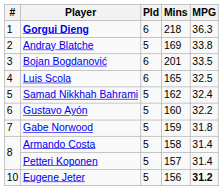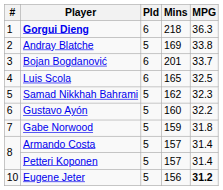(202, 62) 33.5 -> (202, 62) 33.7
(202, 95) 32.4 -> (202, 95) 32.3
(173, 144) 158 -> (173, 144) 157
